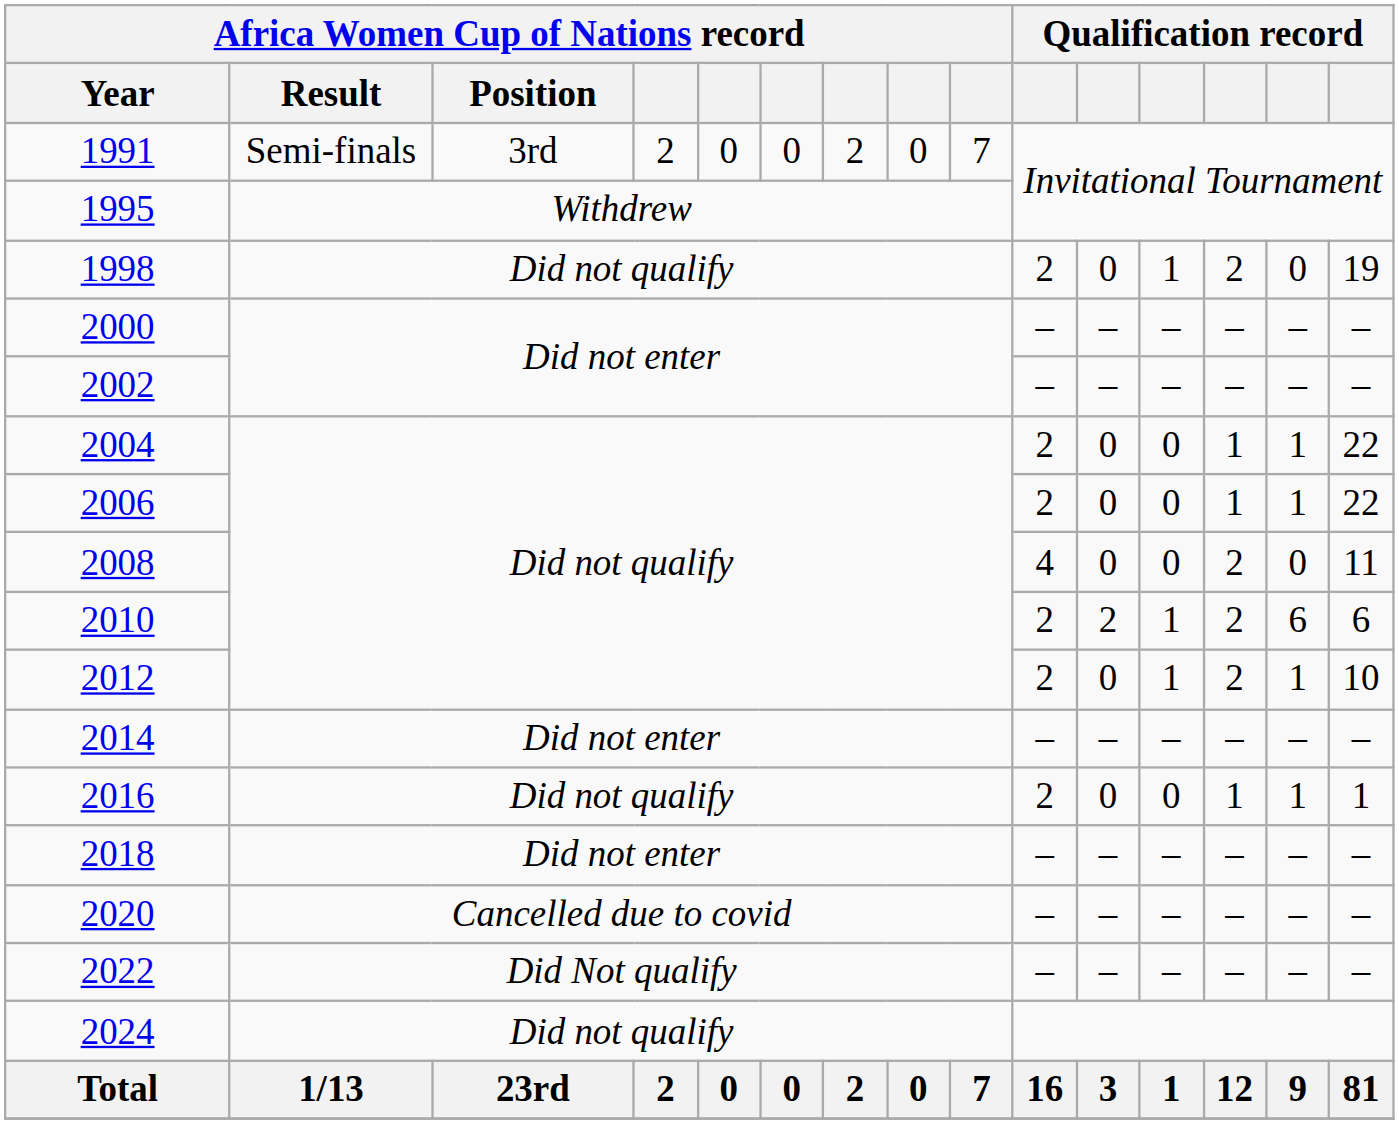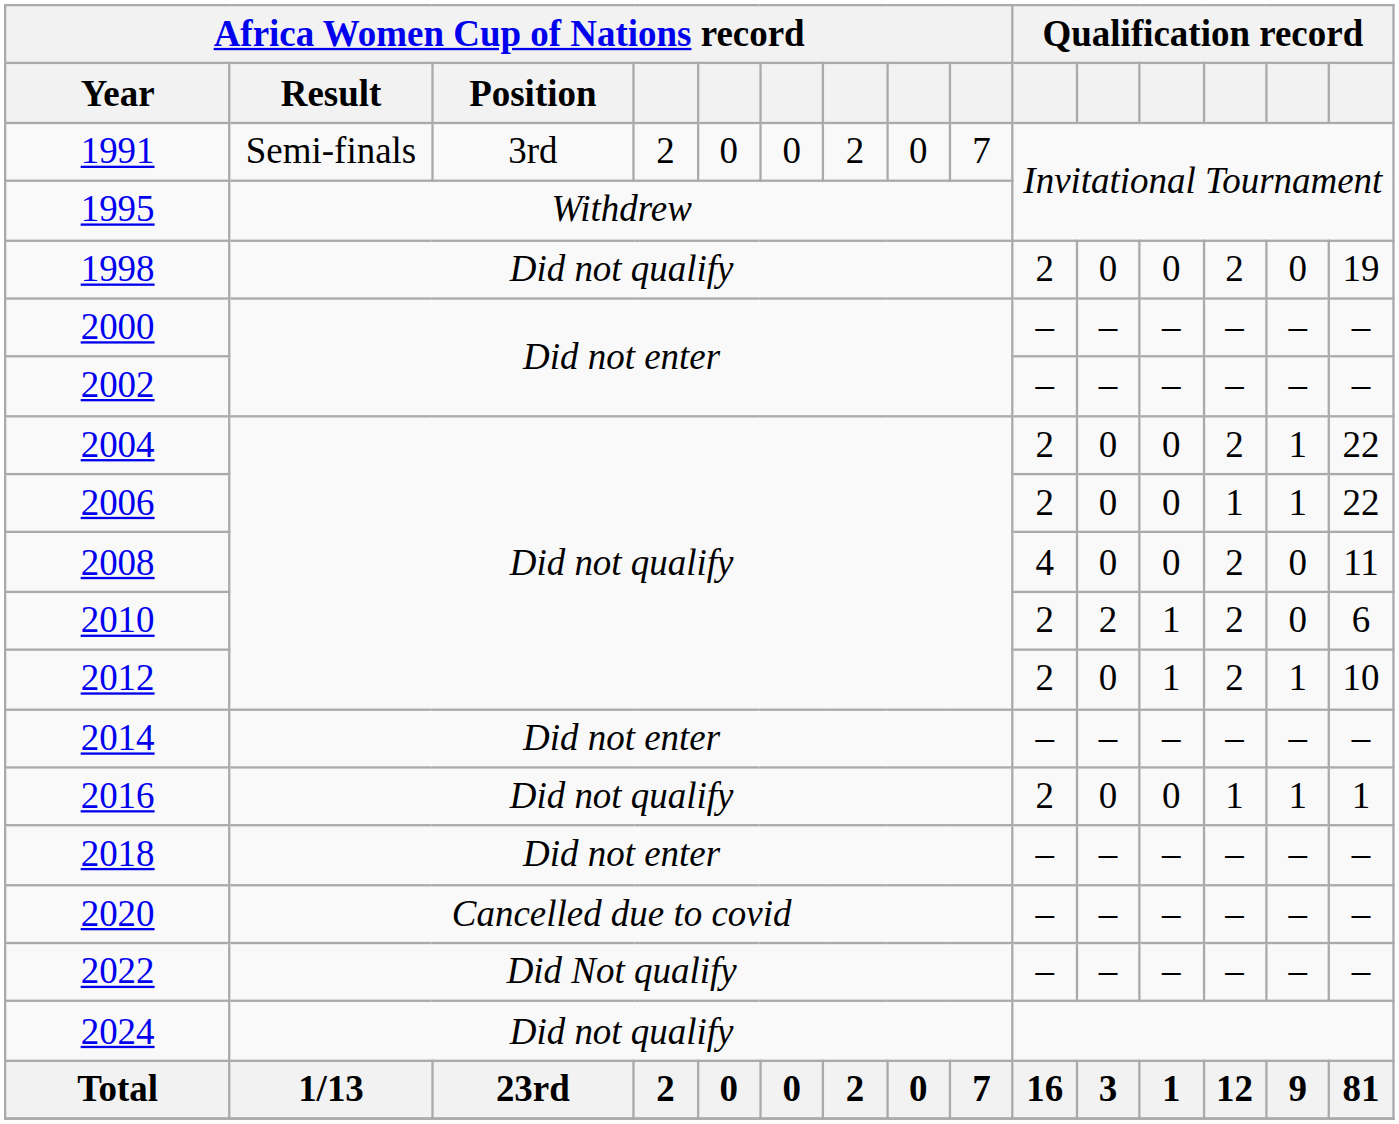(1171, 268) 1 -> (1171, 268) 0
(1235, 444) 1 -> (1235, 444) 2
(1298, 619) 6 -> (1298, 619) 0
